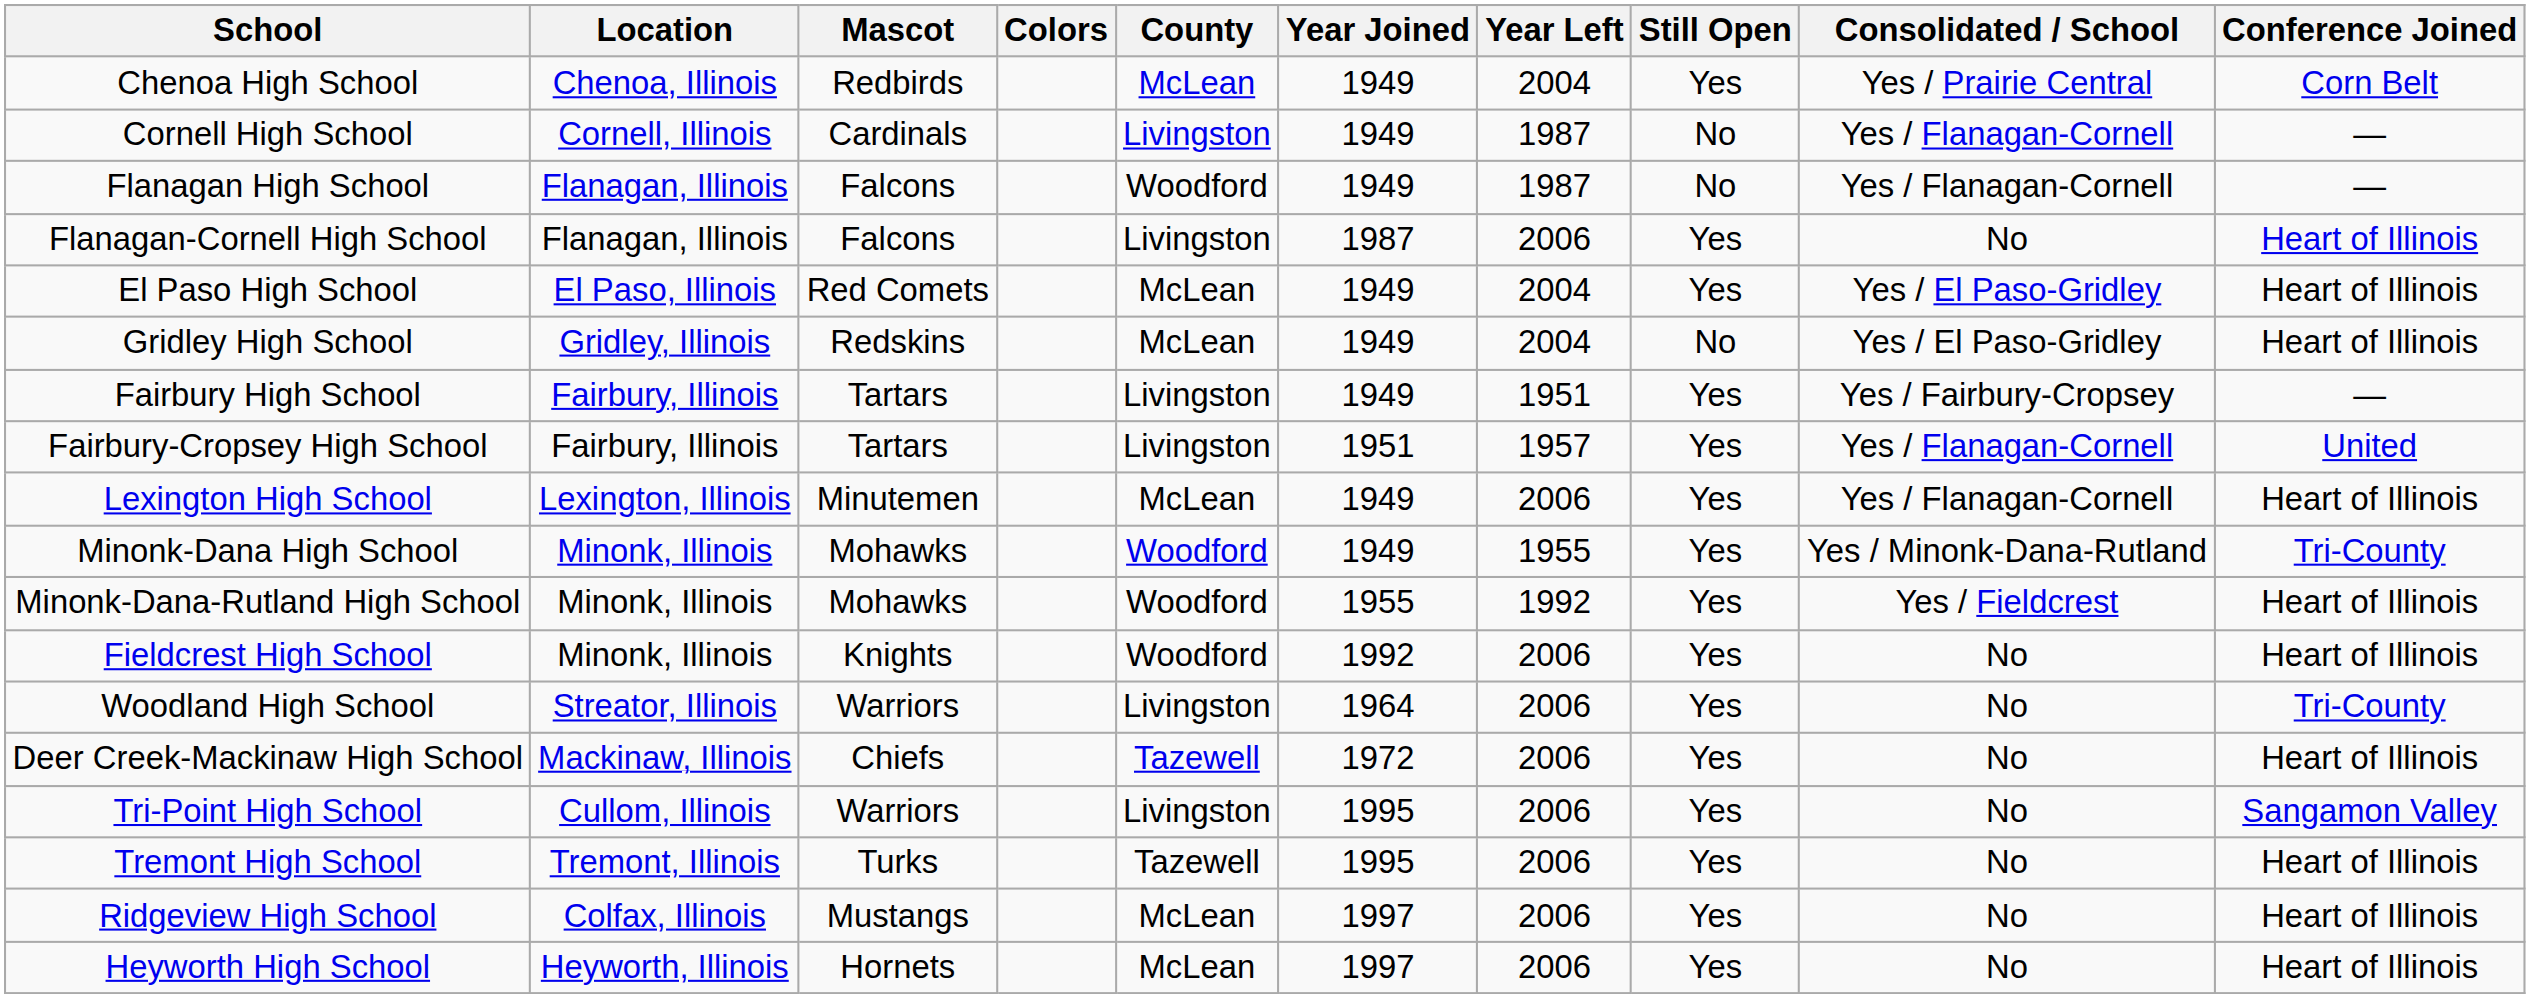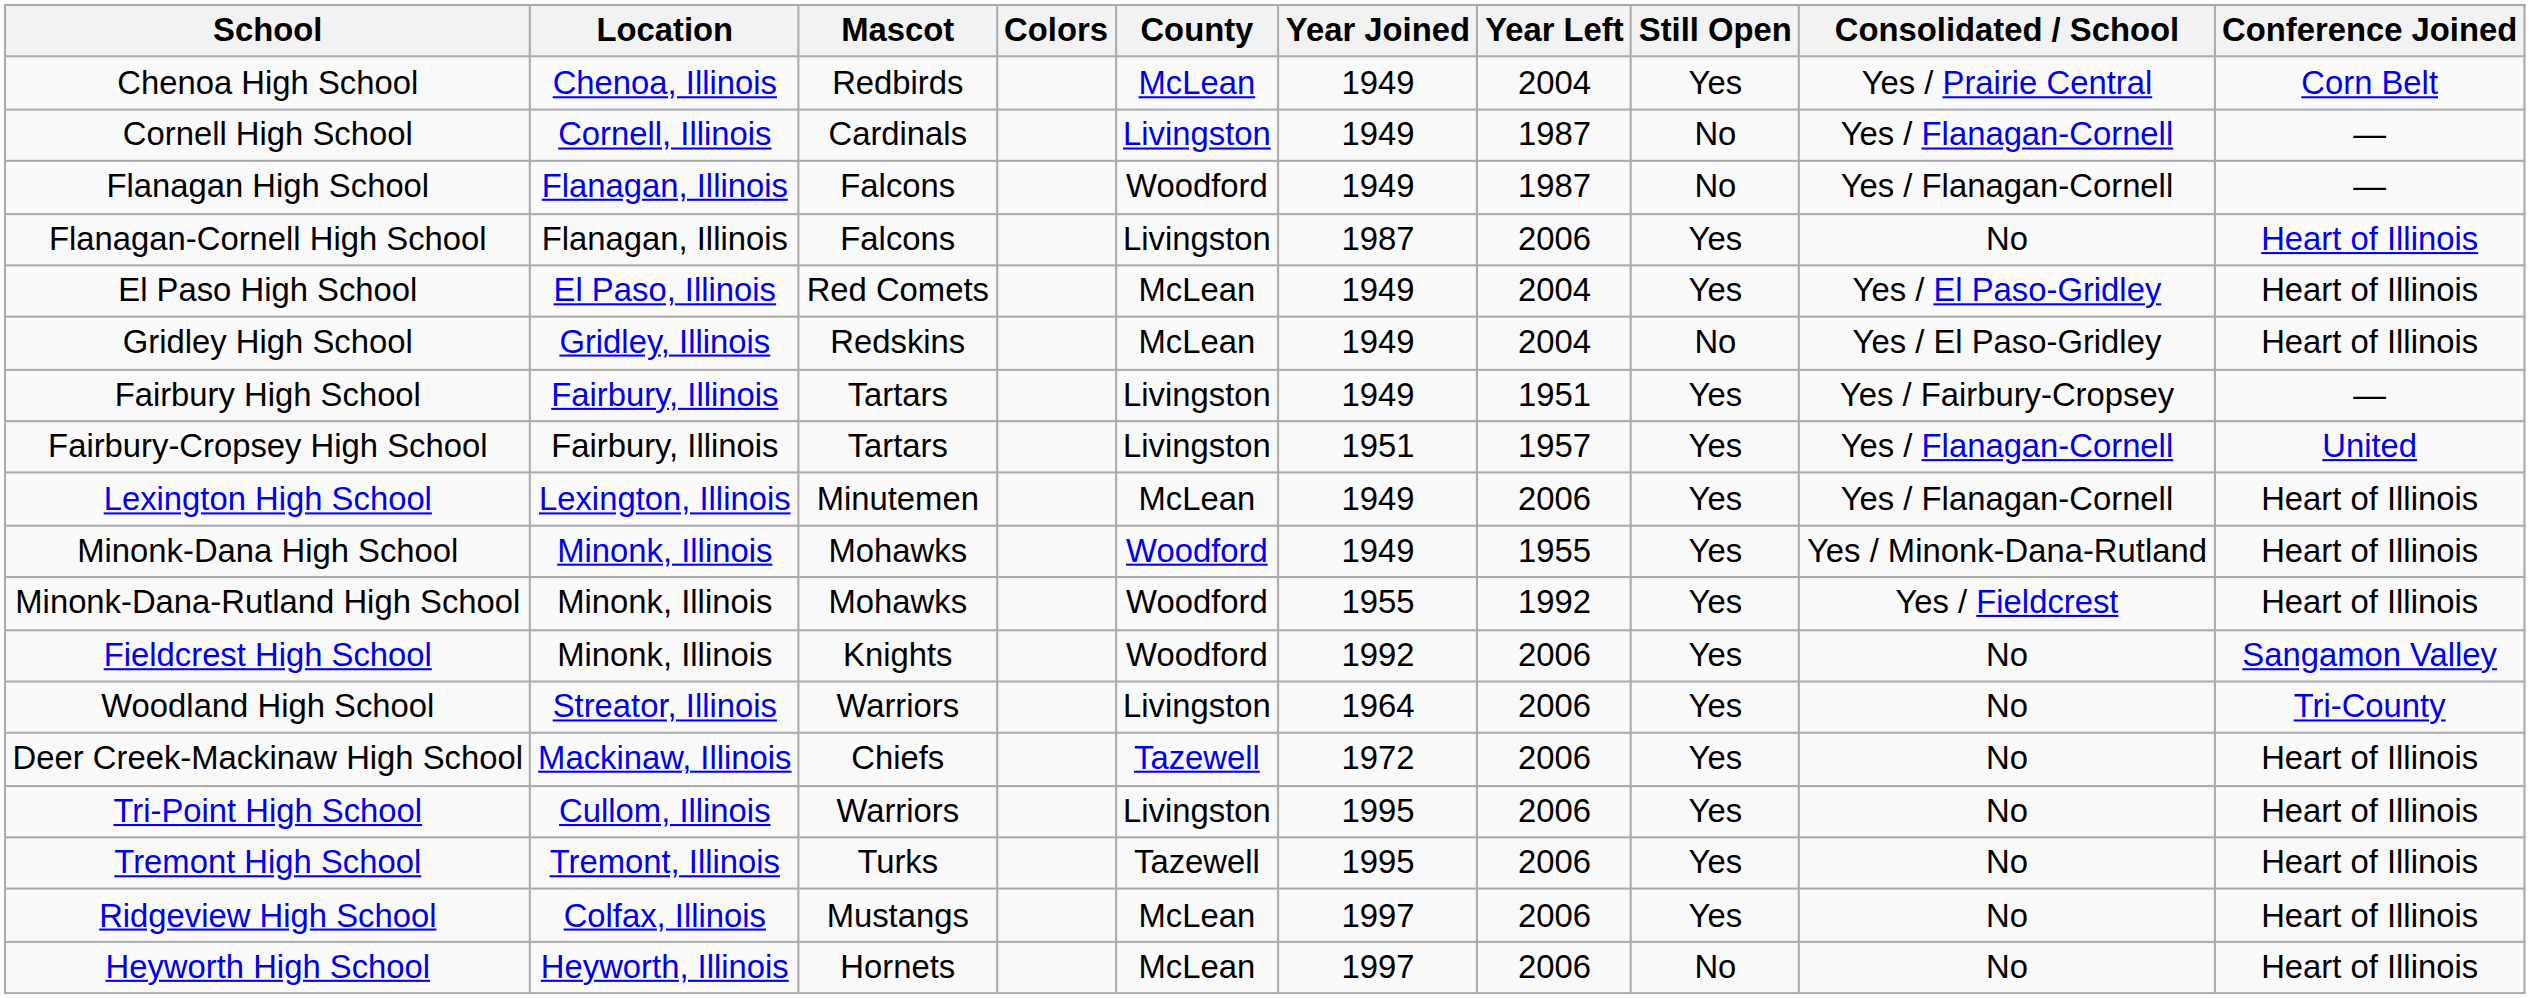(2370, 550) Tri-County -> (2370, 550) Heart of Illinois
(2370, 654) Heart of Illinois -> (2370, 654) Sangamon Valley
(2370, 810) Sangamon Valley -> (2370, 810) Heart of Illinois
(1715, 966) Yes -> (1715, 966) No
